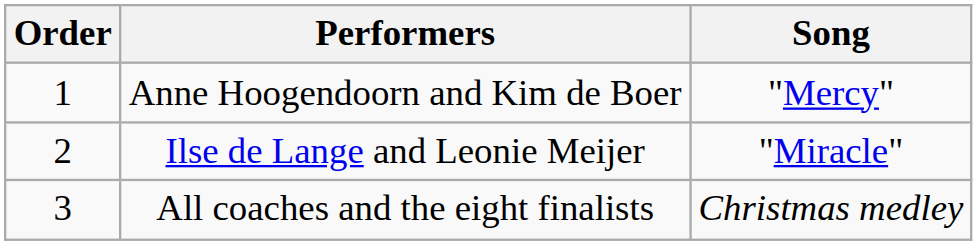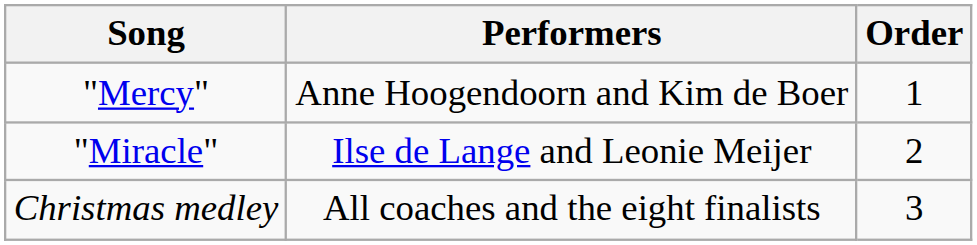columns swapped: (63, 33) <-> (831, 33)
